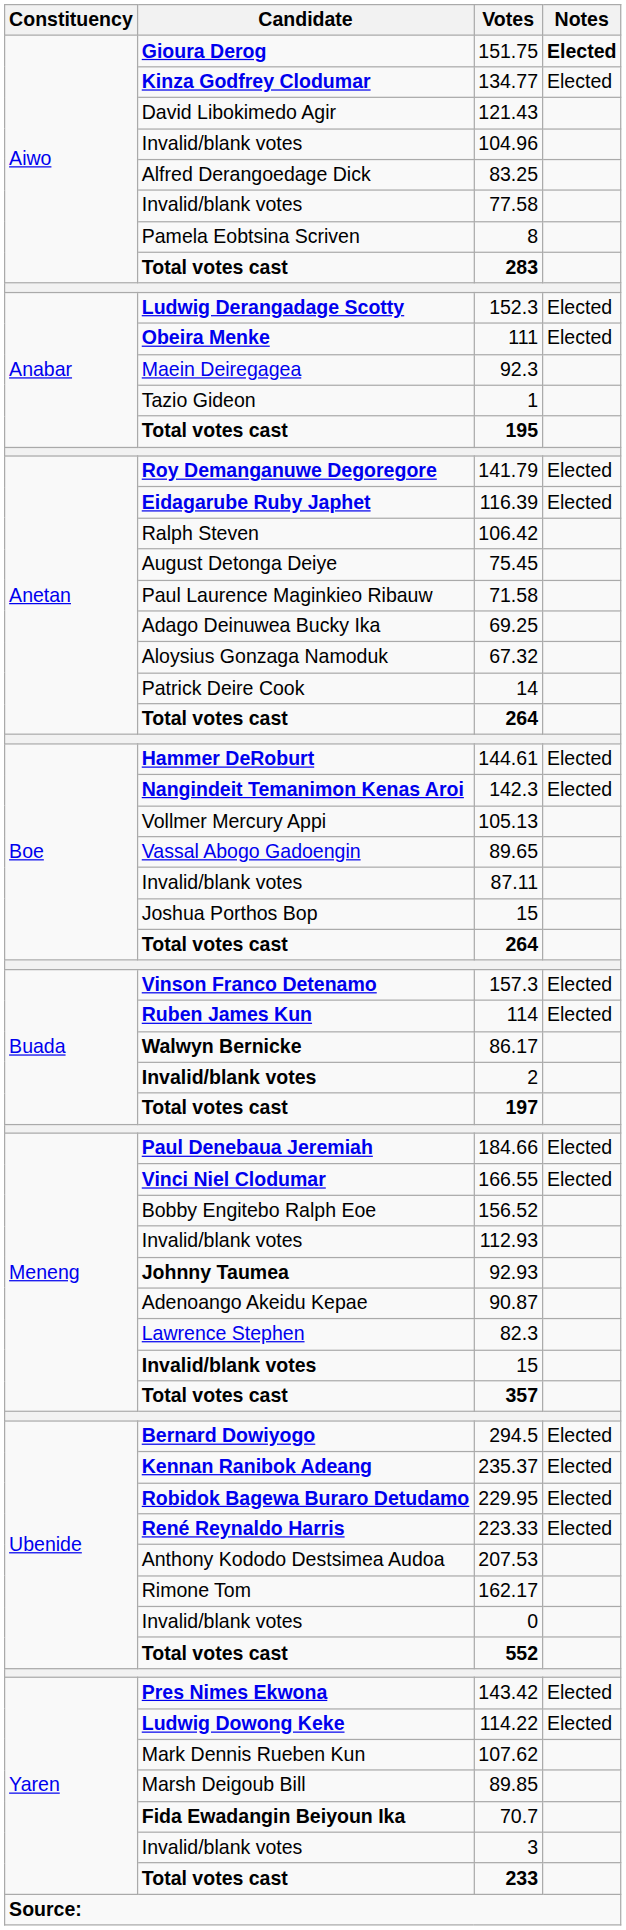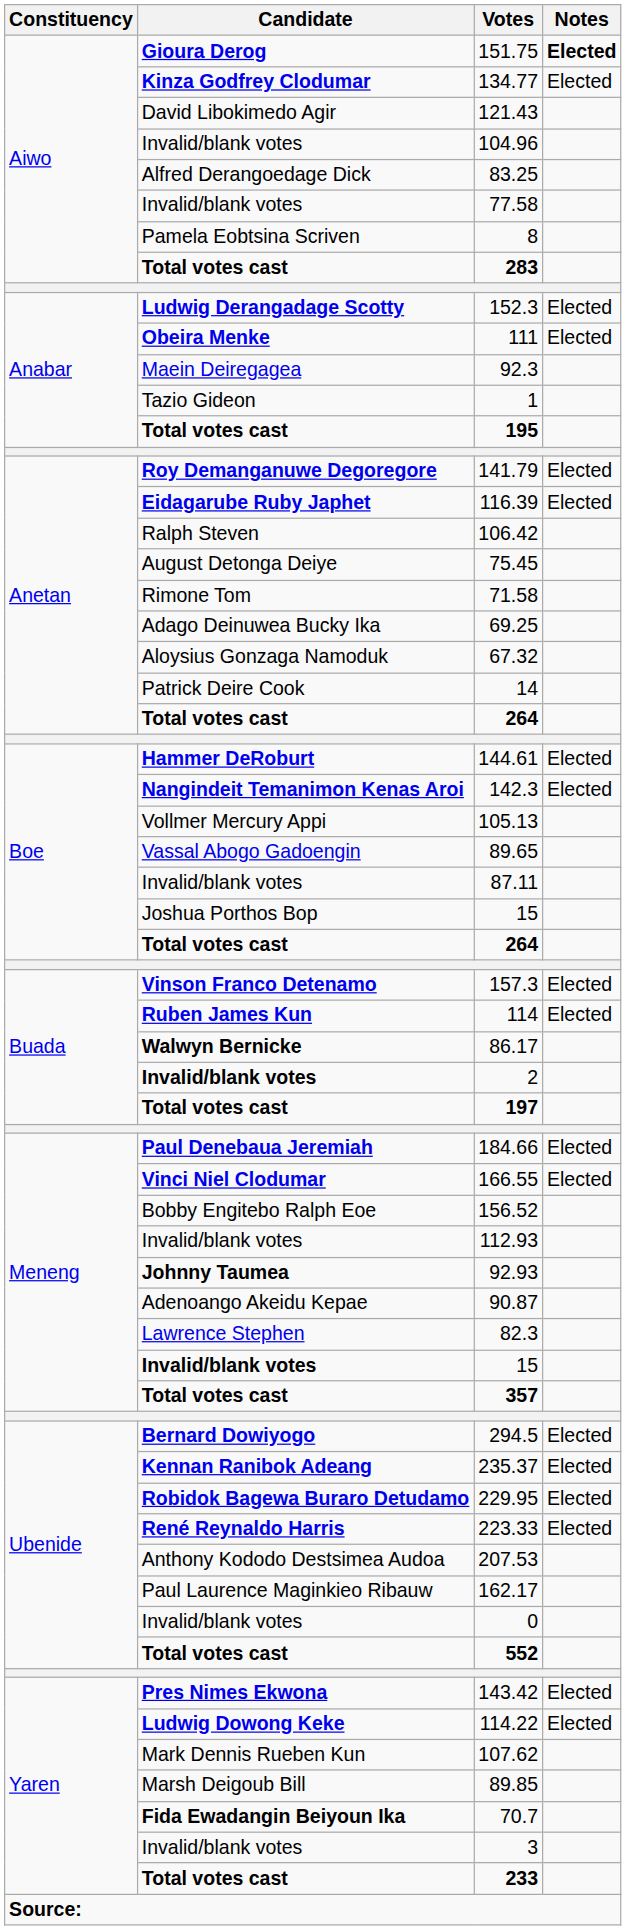(287, 595) Paul Laurence Maginkieo Ribauw -> (196, 595) Rimone Tom
(196, 1590) Rimone Tom -> (287, 1590) Paul Laurence Maginkieo Ribauw
